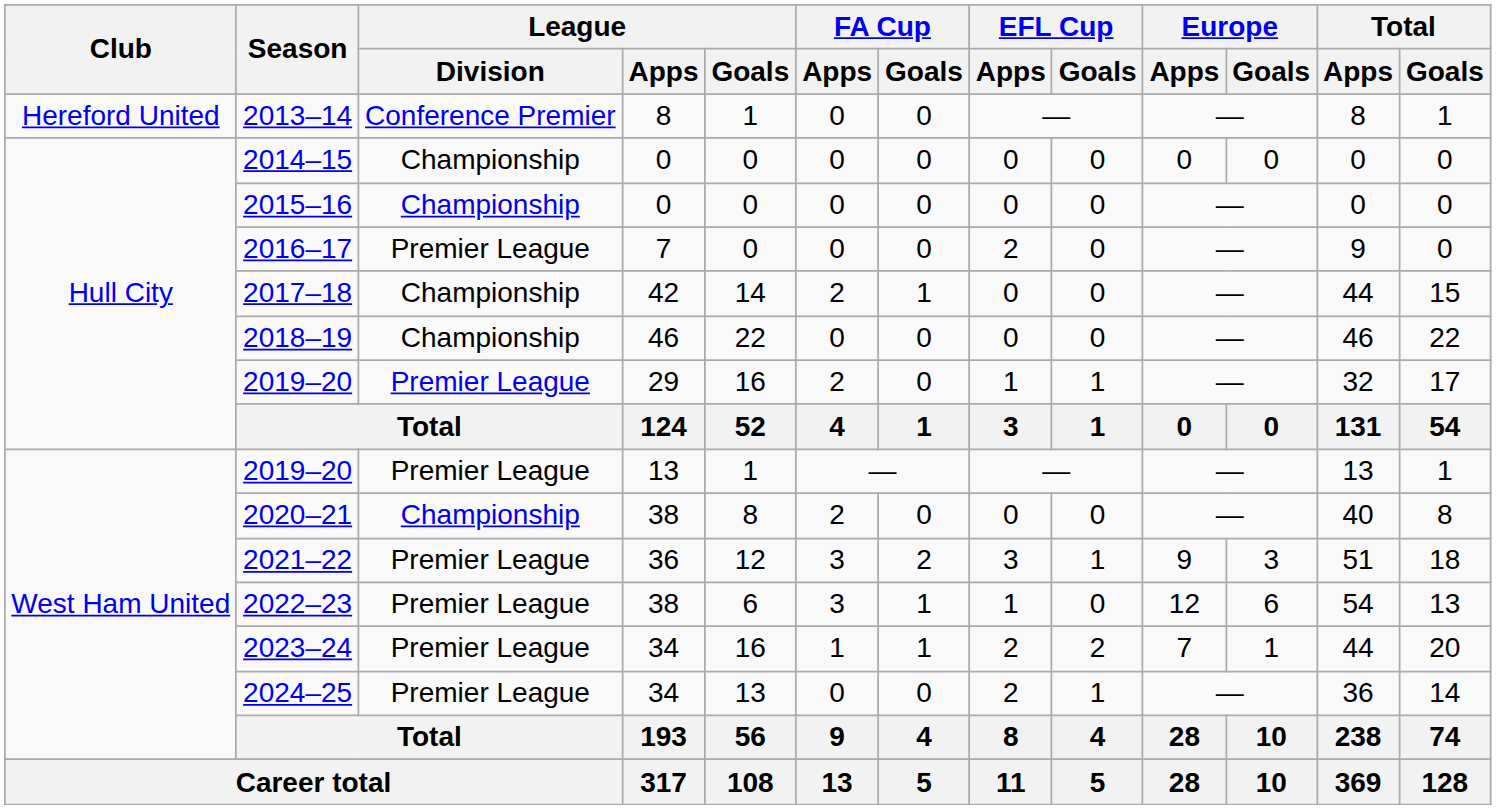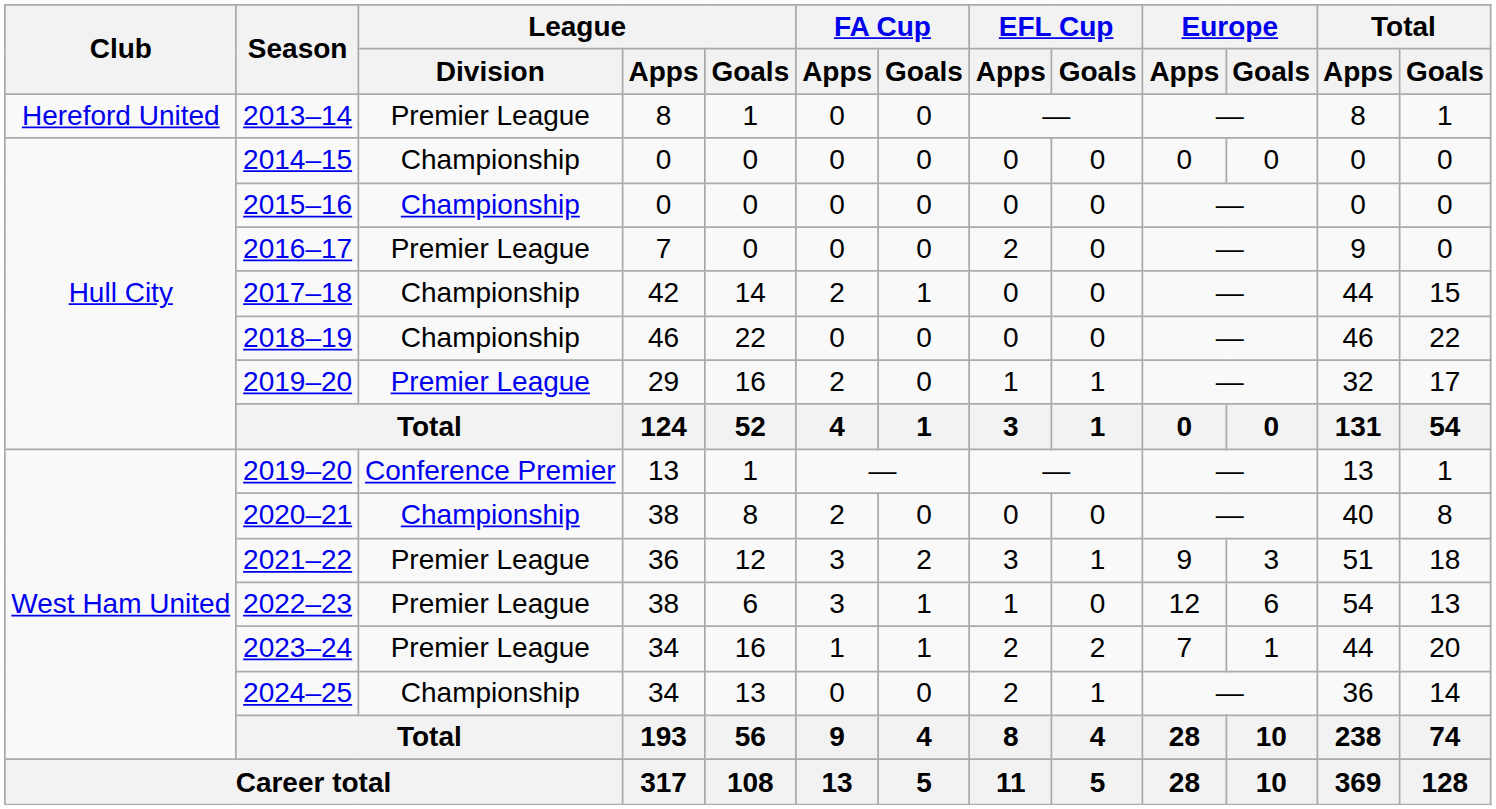(490, 115) Conference Premier -> (490, 115) Premier League
(490, 470) Premier League -> (490, 470) Conference Premier
(490, 692) Premier League -> (490, 692) Championship
